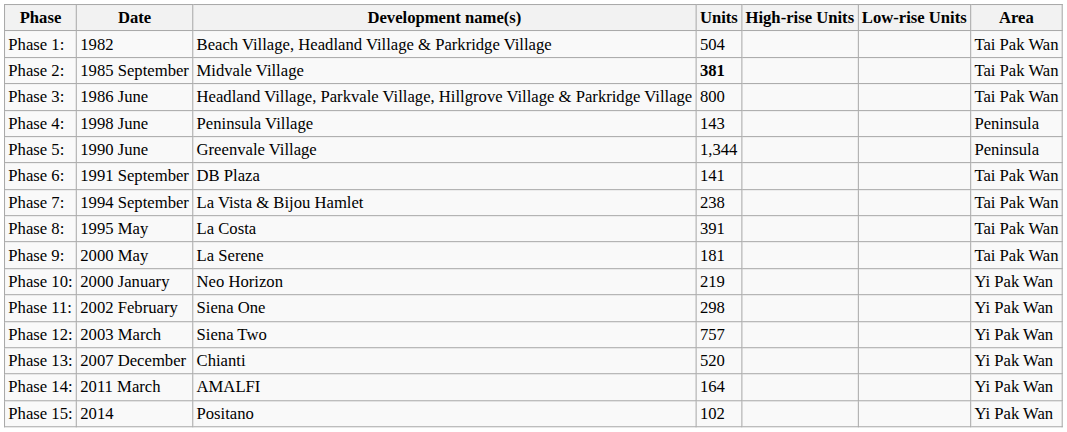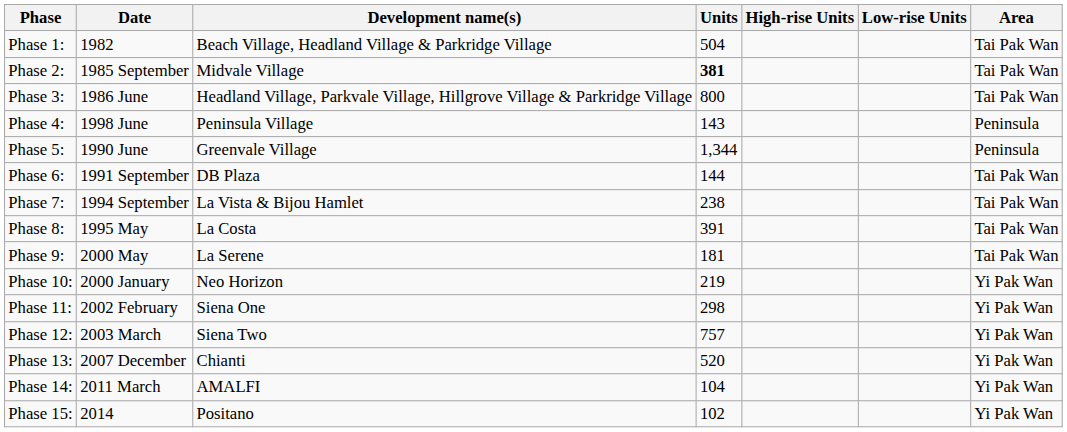(712, 176) 141 -> (712, 176) 144
(712, 387) 164 -> (712, 387) 104
